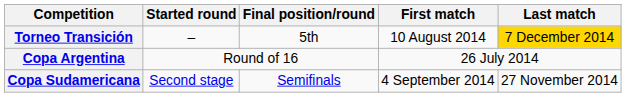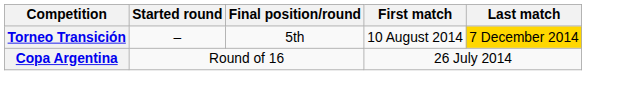- row: (74, 80)
